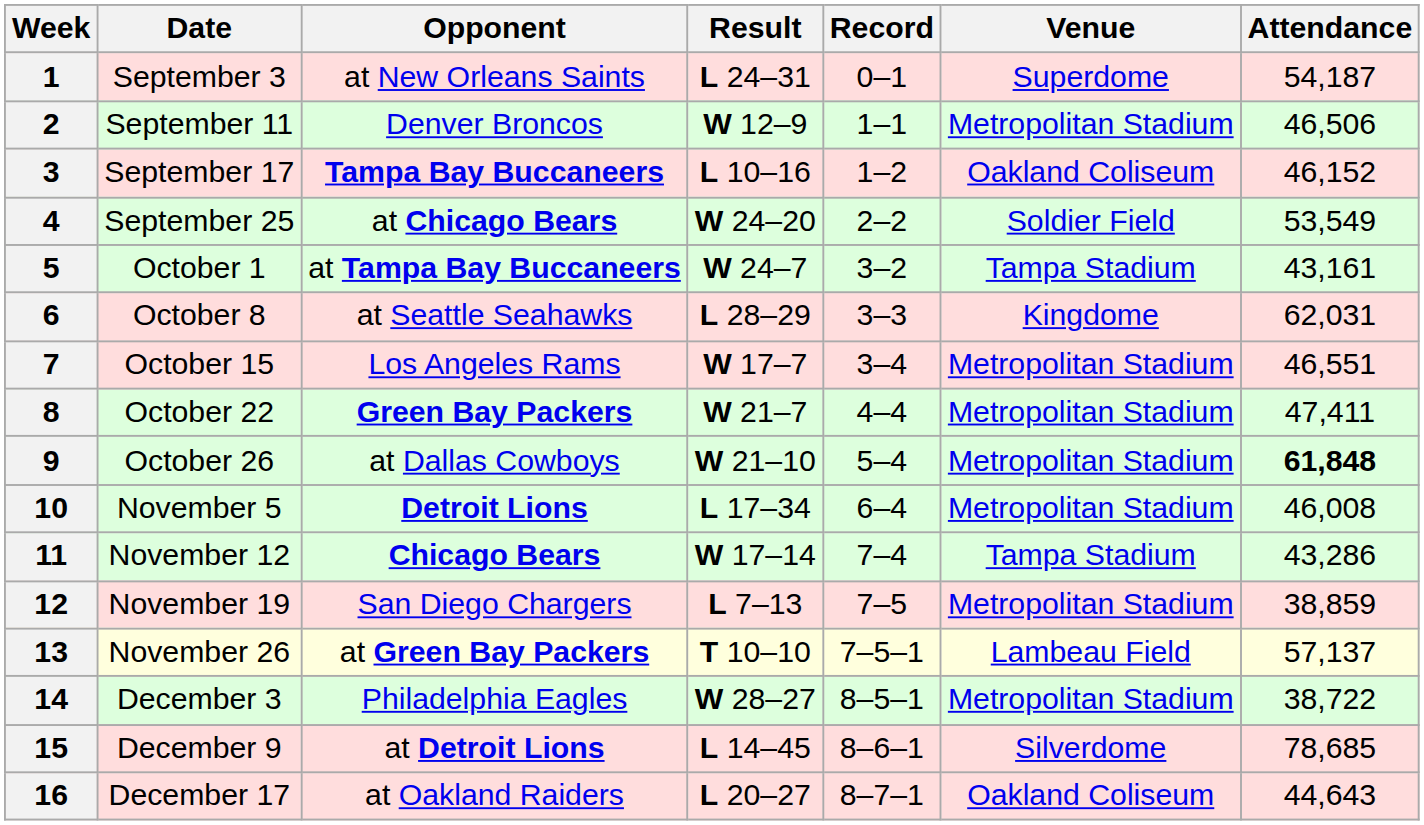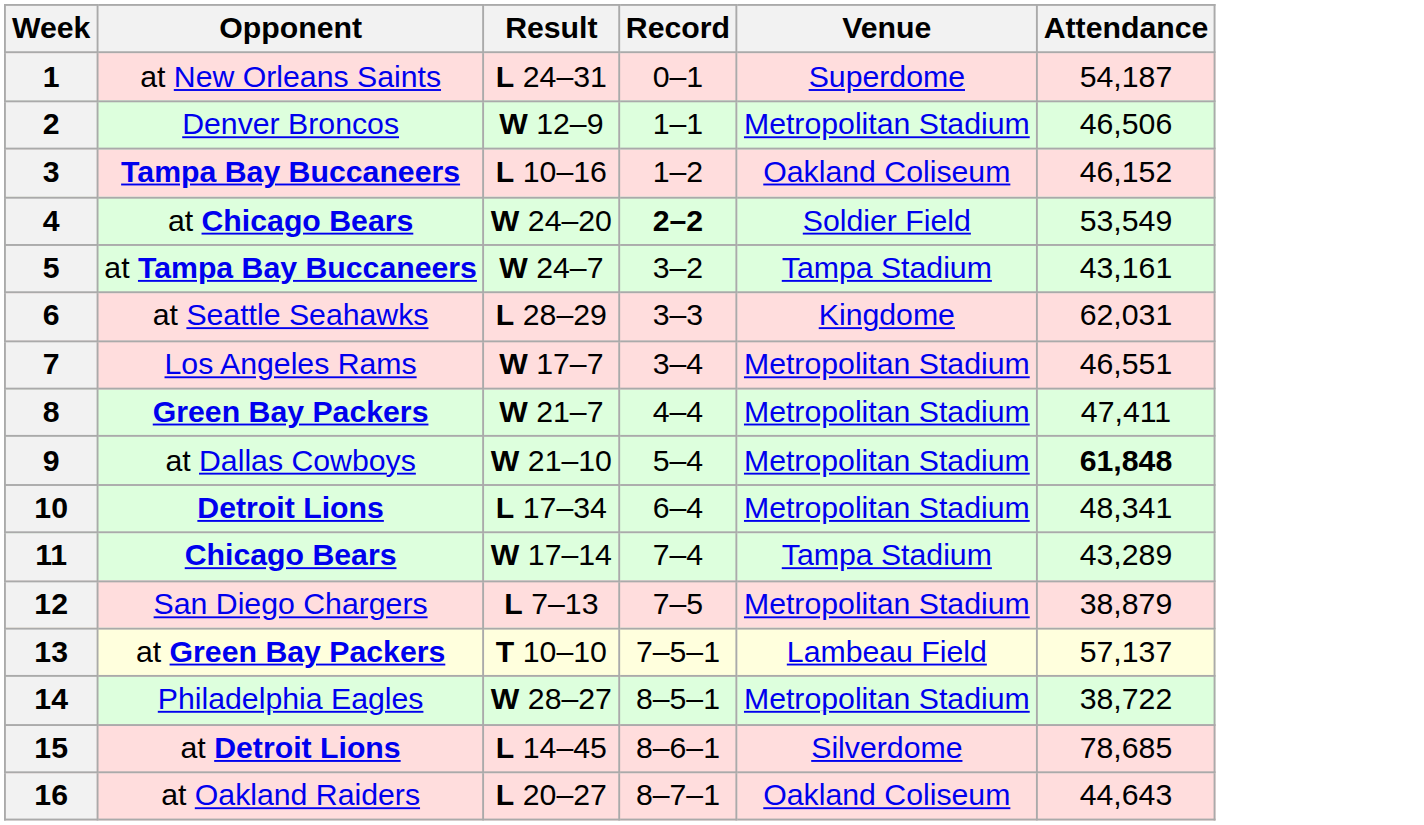- column: (199, 28)
(882, 220) normal -> (678, 220) bold
(1330, 508) 46,008 -> (1126, 508) 48,341
(1330, 556) 43,286 -> (1126, 556) 43,289
(1330, 603) 38,859 -> (1126, 603) 38,879
